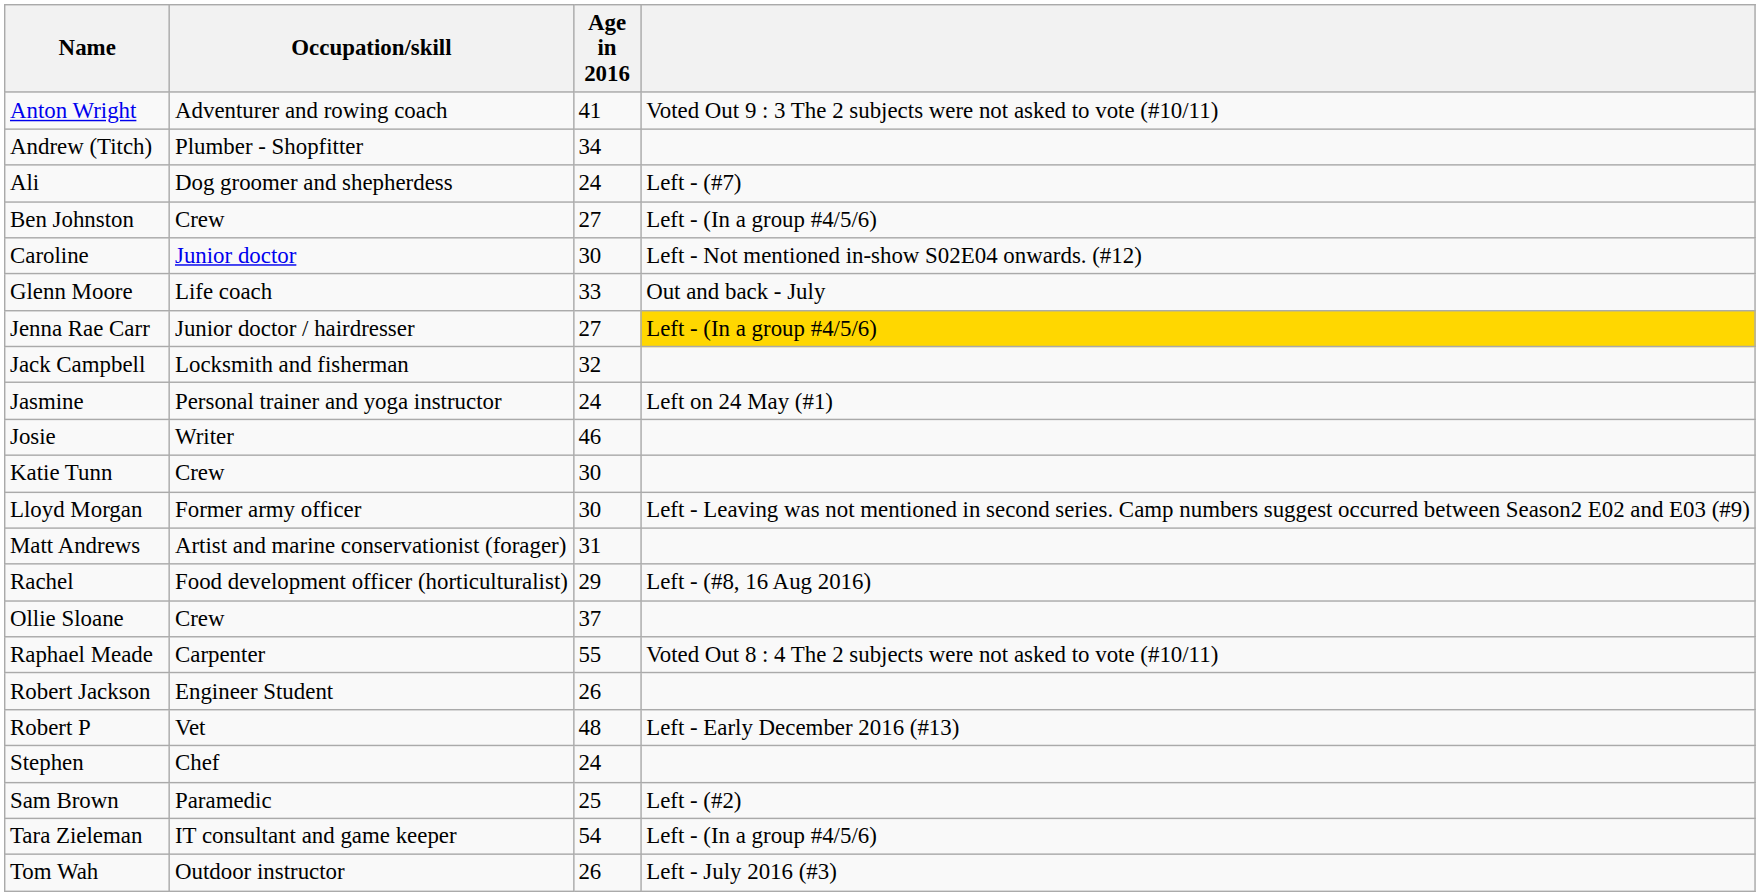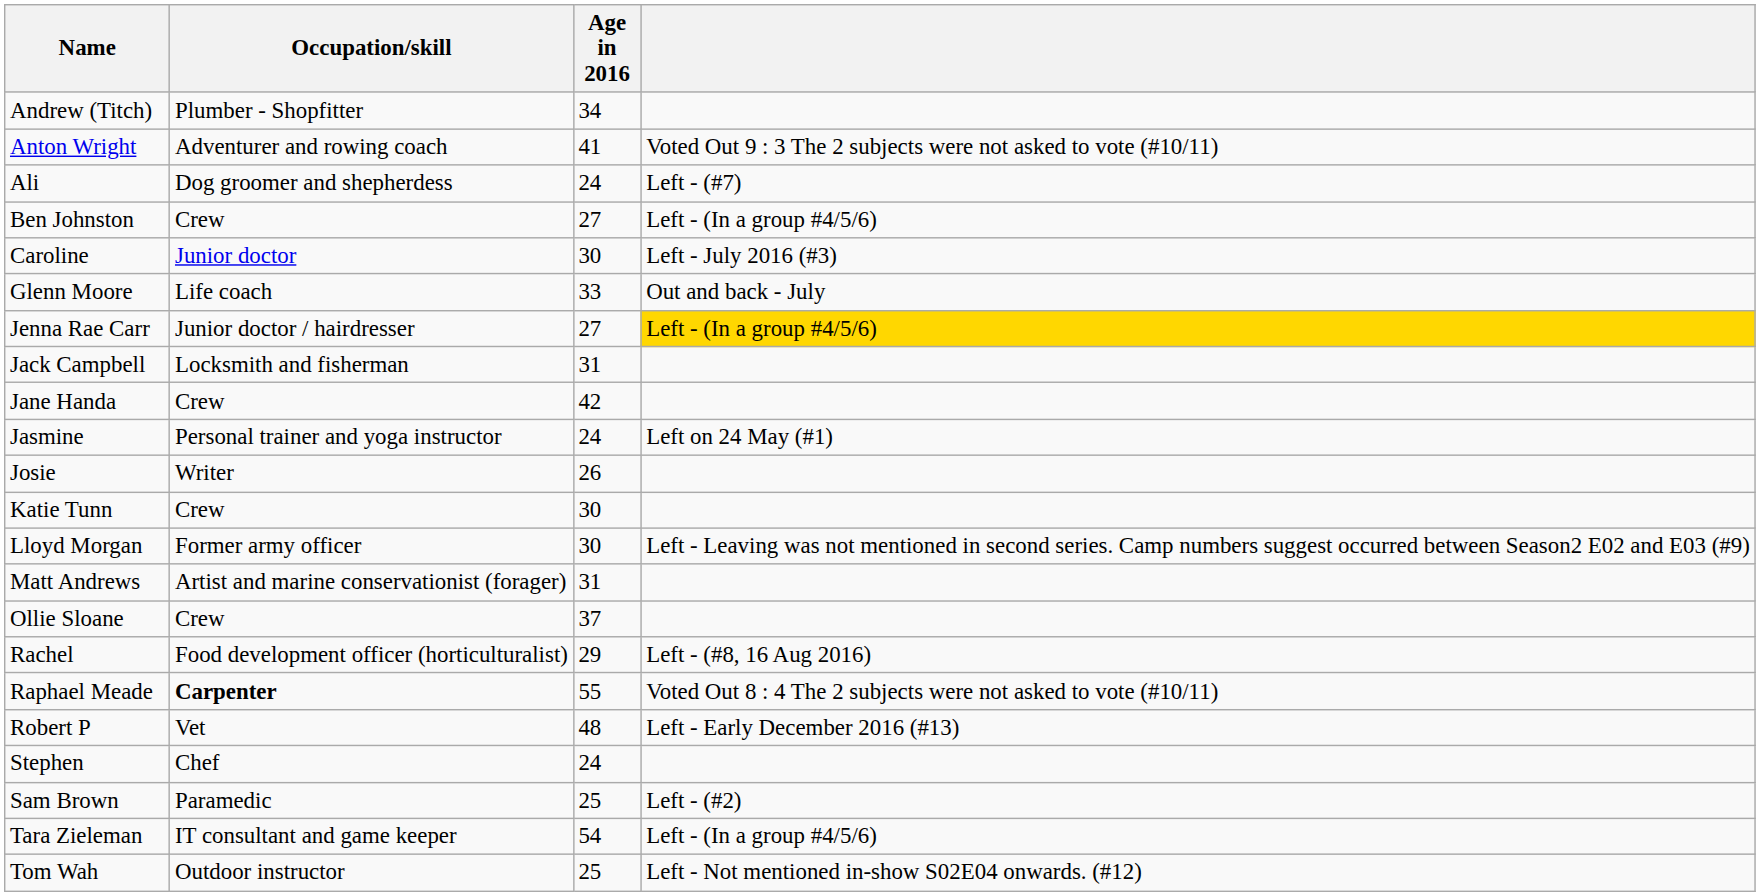rows swapped: (81, 146) <-> (73, 110)
(894, 255) Left - Not mentioned in-show S02E04 onwards. (#12) -> (741, 255) Left - July 2016 (#3)
(590, 364) 32 -> (590, 364) 31
+ row: (63, 400)
(590, 436) 46 -> (590, 473) 26
rows swapped: (67, 618) <-> (42, 582)
(220, 654) normal -> (226, 690) bold
- row: (80, 690)
(590, 872) 26 -> (590, 872) 25
(741, 872) Left - July 2016 (#3) -> (894, 872) Left - Not mentioned in-show S02E04 onwards. (#12)
